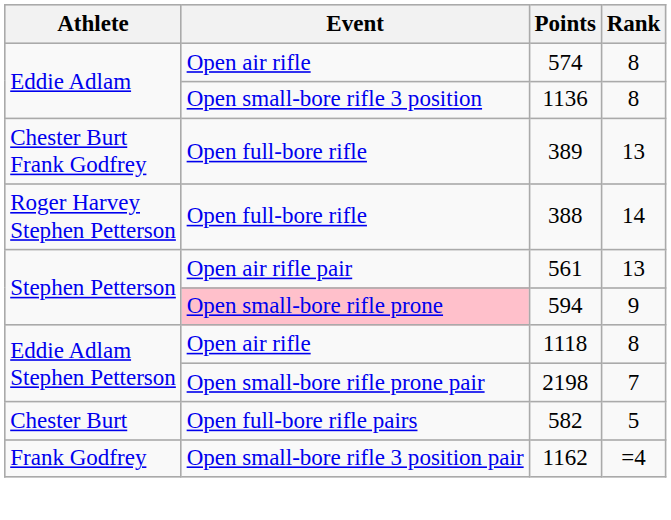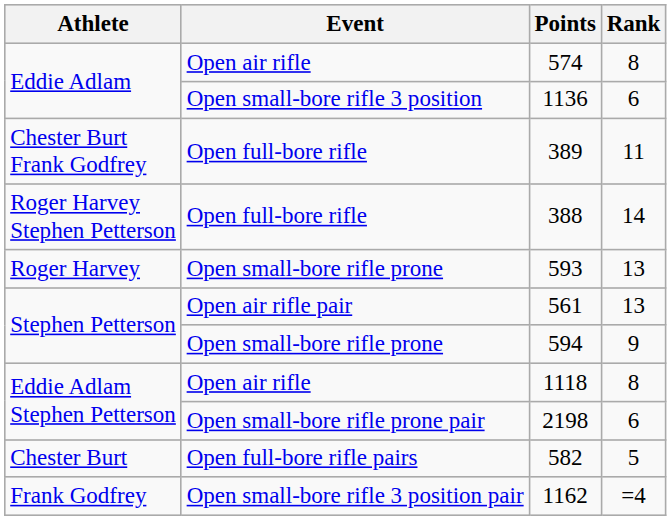(634, 99) 8 -> (634, 99) 6
(634, 151) 13 -> (634, 151) 11
+ row: (565, 268)
(315, 306) pink background -> (315, 344) no background
(634, 382) 7 -> (634, 420) 6
